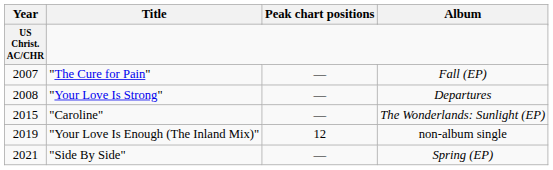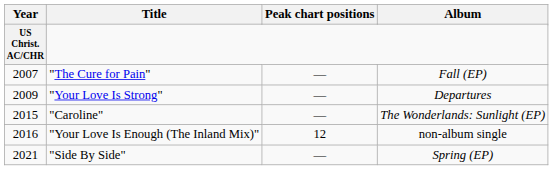(25, 94) 2008 -> (25, 94) 2009
(25, 134) 2019 -> (25, 134) 2016
